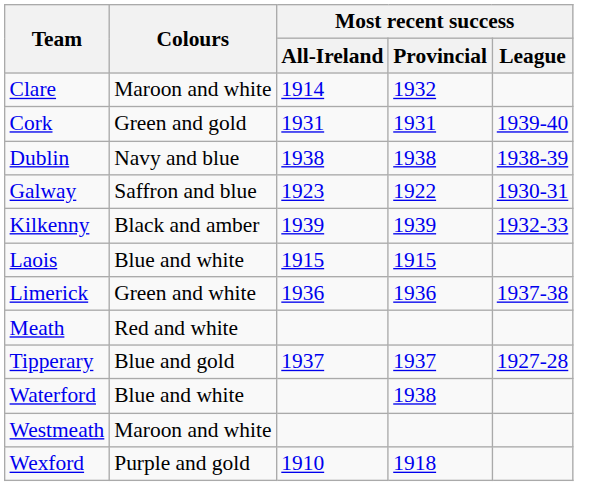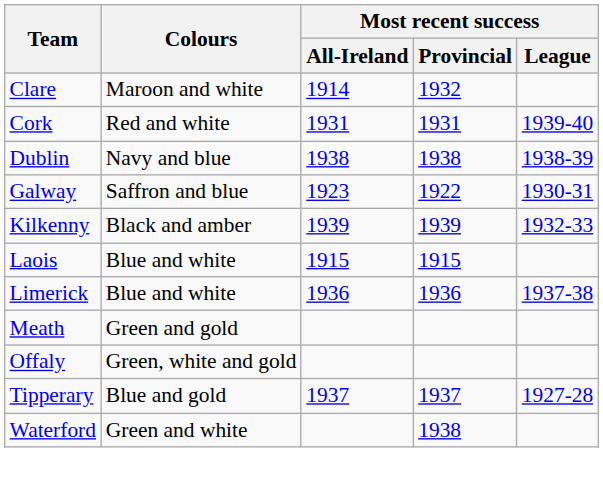(180, 123) Green and gold -> (168, 123) Red and white
(185, 293) Green and white -> (171, 293) Blue and white
(176, 327) Red and white -> (172, 327) Green and gold
+ row: (37, 361)
(179, 395) Blue and white -> (177, 429) Green and white
- row: (57, 429)
- row: (47, 463)
